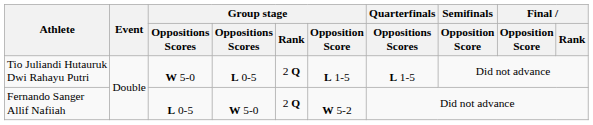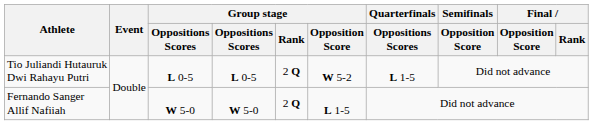(180, 78) W 5-0 -> (180, 78) L 0-5
(337, 78) L 1-5 -> (337, 78) W 5-2
(180, 110) L 0-5 -> (180, 110) W 5-0
(337, 110) W 5-2 -> (337, 110) L 1-5
